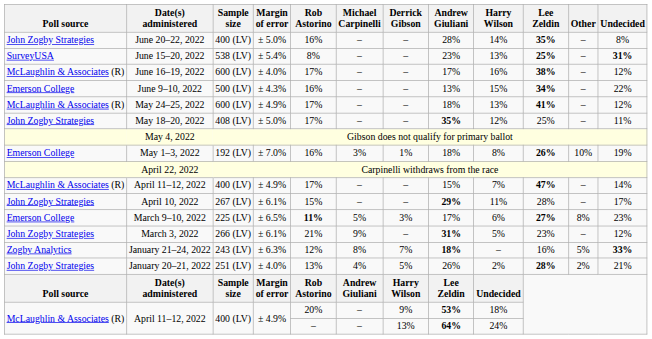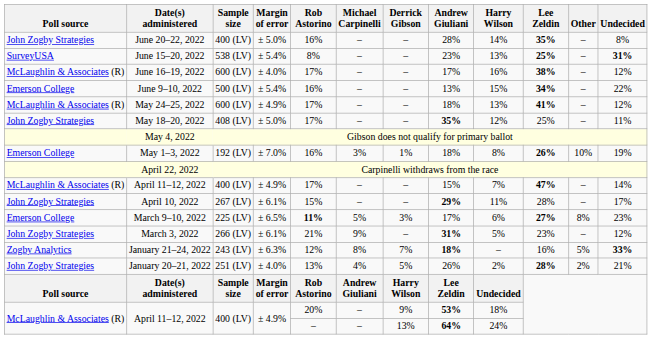(272, 89) ± 4.3% -> (272, 89) ± 5.4%
